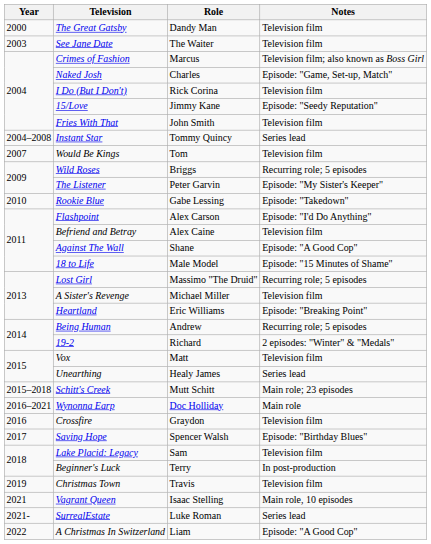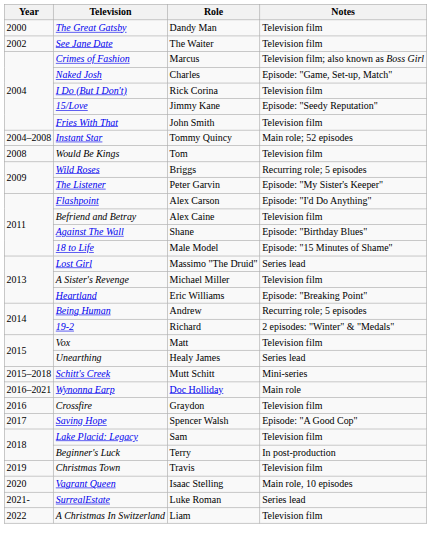(17, 43) 2003 -> (17, 43) 2002
(284, 138) Series lead -> (308, 138) Main role; 52 episodes
(17, 153) 2007 -> (17, 153) 2008
- row: (80, 201)
(310, 248) Episode: "A Good Cop" -> (315, 232) Episode: "Birthday Blues"
(314, 279) Recurring role; 5 episodes -> (284, 264) Series lead
(308, 389) Main role; 23 episodes -> (285, 374) Mini-series
(315, 437) Episode: "Birthday Blues" -> (310, 421) Episode: "A Good Cop"
(17, 500) 2021 -> (17, 484) 2020
(310, 531) Episode: "A Good Cop" -> (292, 515) Television film
